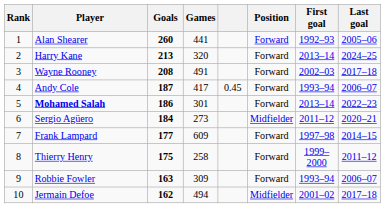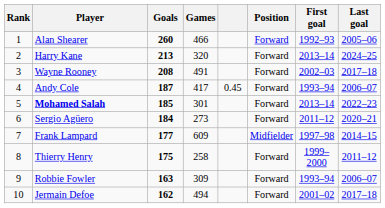(201, 39) 441 -> (201, 39) 466
(165, 103) 186 -> (165, 103) 185
(272, 119) Midfielder -> (272, 119) Forward
(272, 135) Forward -> (272, 135) Midfielder
(272, 195) Midfielder -> (272, 195) Forward
